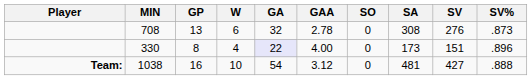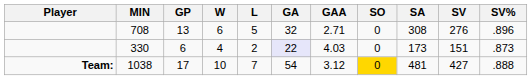+ column: (254, 13)
(322, 30) 2.78 -> (334, 30) 2.71
(502, 30) .873 -> (503, 30) .896
(196, 48) 8 -> (183, 48) 6
(322, 48) 4.00 -> (334, 48) 4.03
(502, 48) .896 -> (503, 48) .873
(196, 65) 16 -> (183, 65) 17
(368, 65) no background -> (377, 65) gold background
